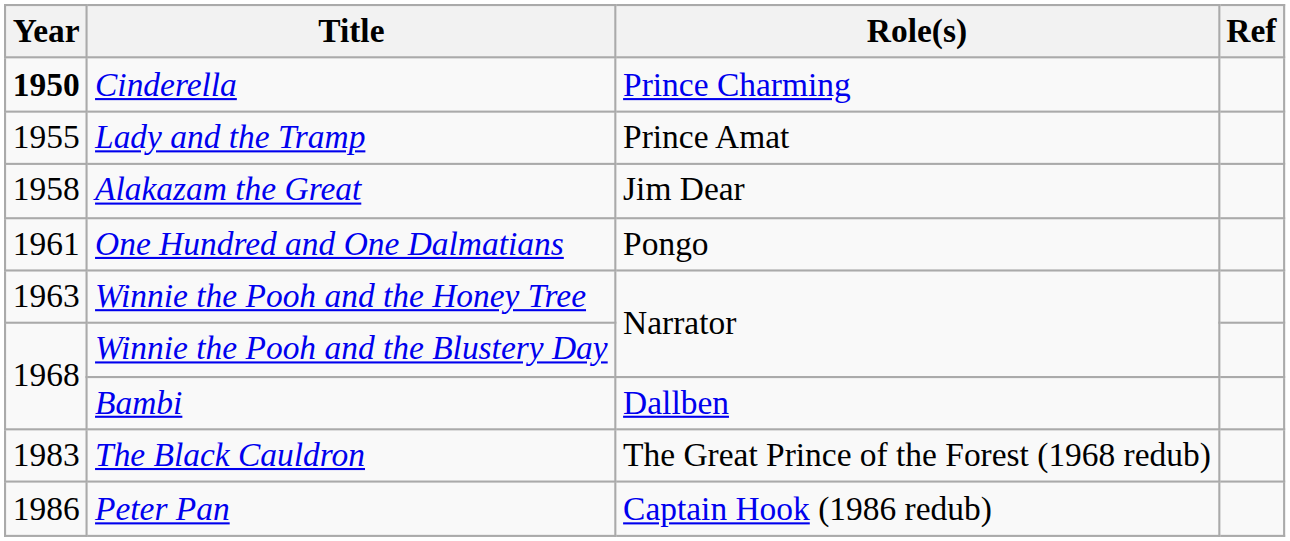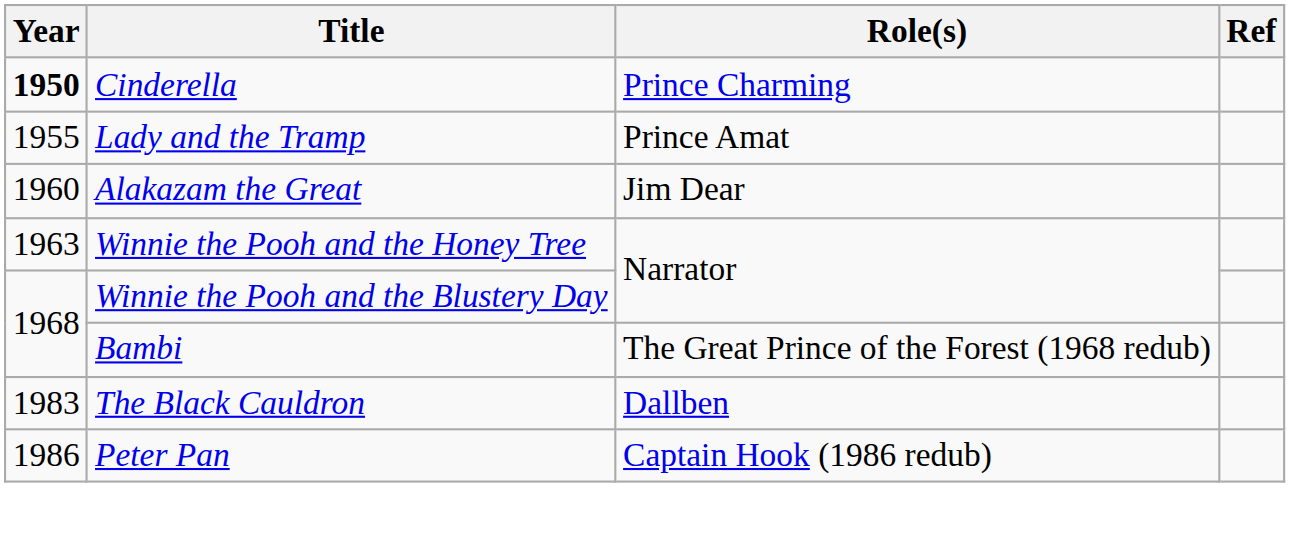(46, 190) 1958 -> (46, 190) 1960
- row: (329, 243)
(676, 402) Dallben -> (917, 349) The Great Prince of the Forest (1968 redub)
(917, 455) The Great Prince of the Forest (1968 redub) -> (676, 402) Dallben
